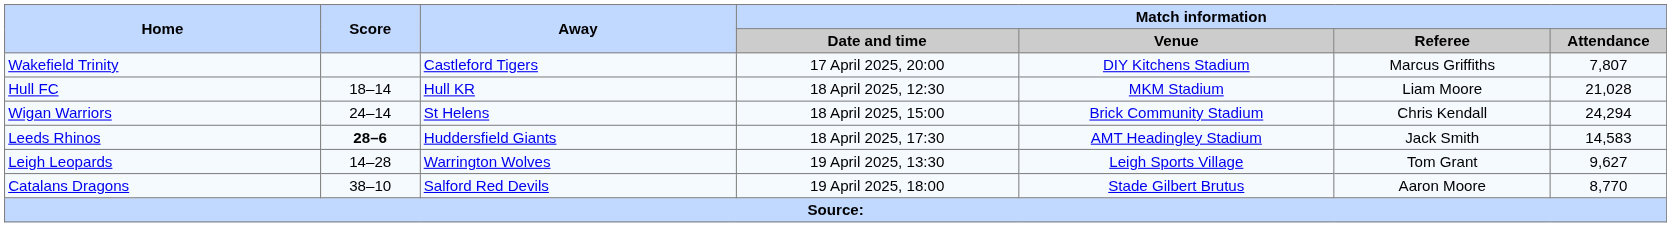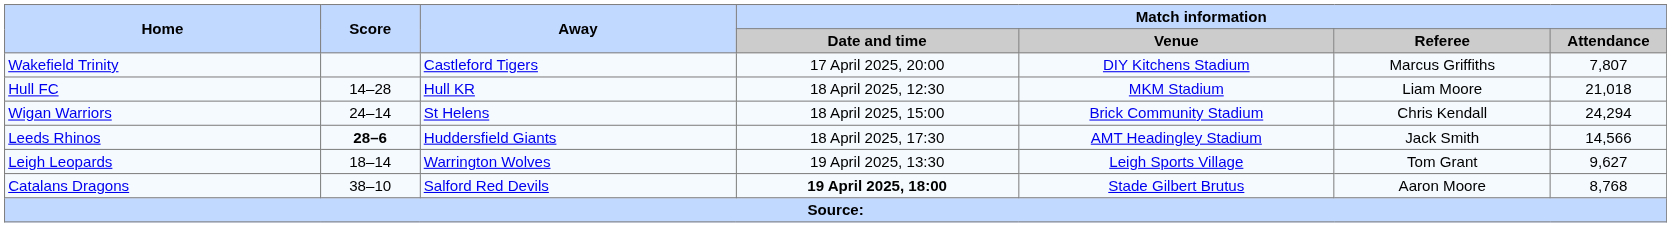(370, 89) 18–14 -> (370, 89) 14–28
(1608, 89) 21,028 -> (1608, 89) 21,018
(1608, 137) 14,583 -> (1608, 137) 14,566
(370, 161) 14–28 -> (370, 161) 18–14
(877, 186) normal -> (877, 186) bold
(1608, 186) 8,770 -> (1608, 186) 8,768
